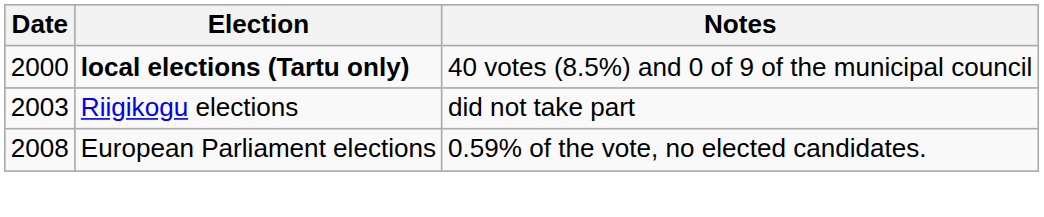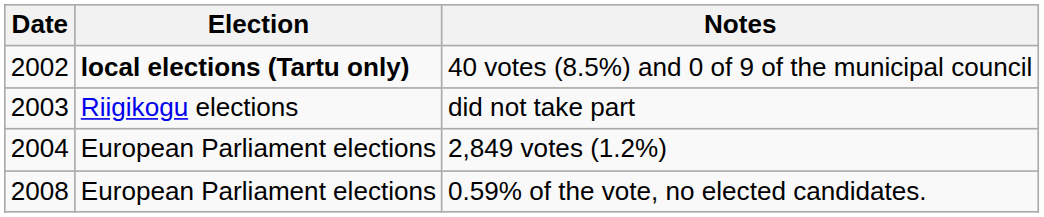(40, 66) 2000 -> (40, 66) 2002
+ row: (558, 149)
